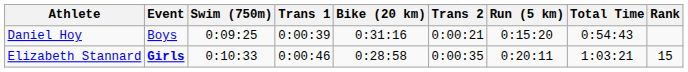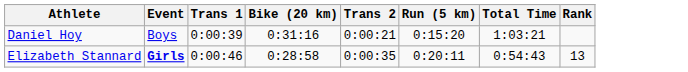- column: (231, 15)
(607, 35) 0:54:43 -> (519, 35) 1:03:21
(607, 56) 1:03:21 -> (519, 56) 0:54:43
(665, 56) 15 -> (577, 56) 13
